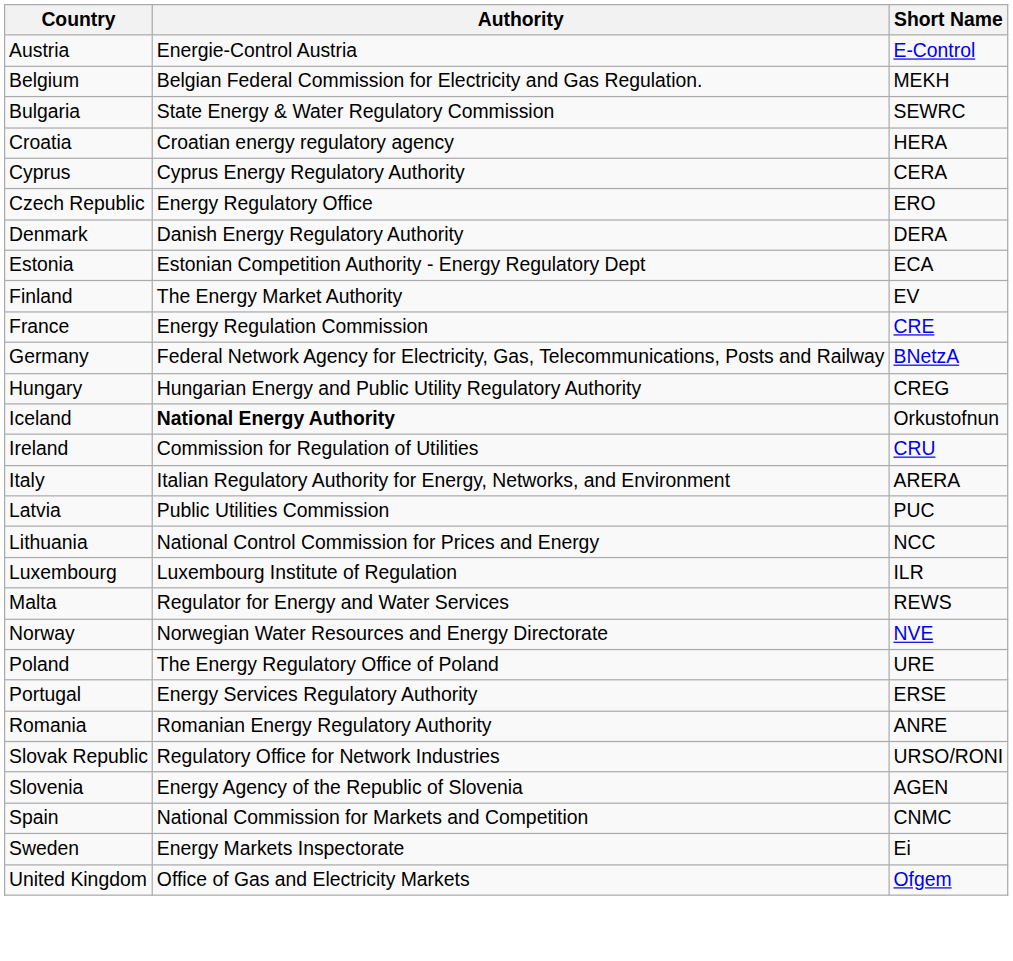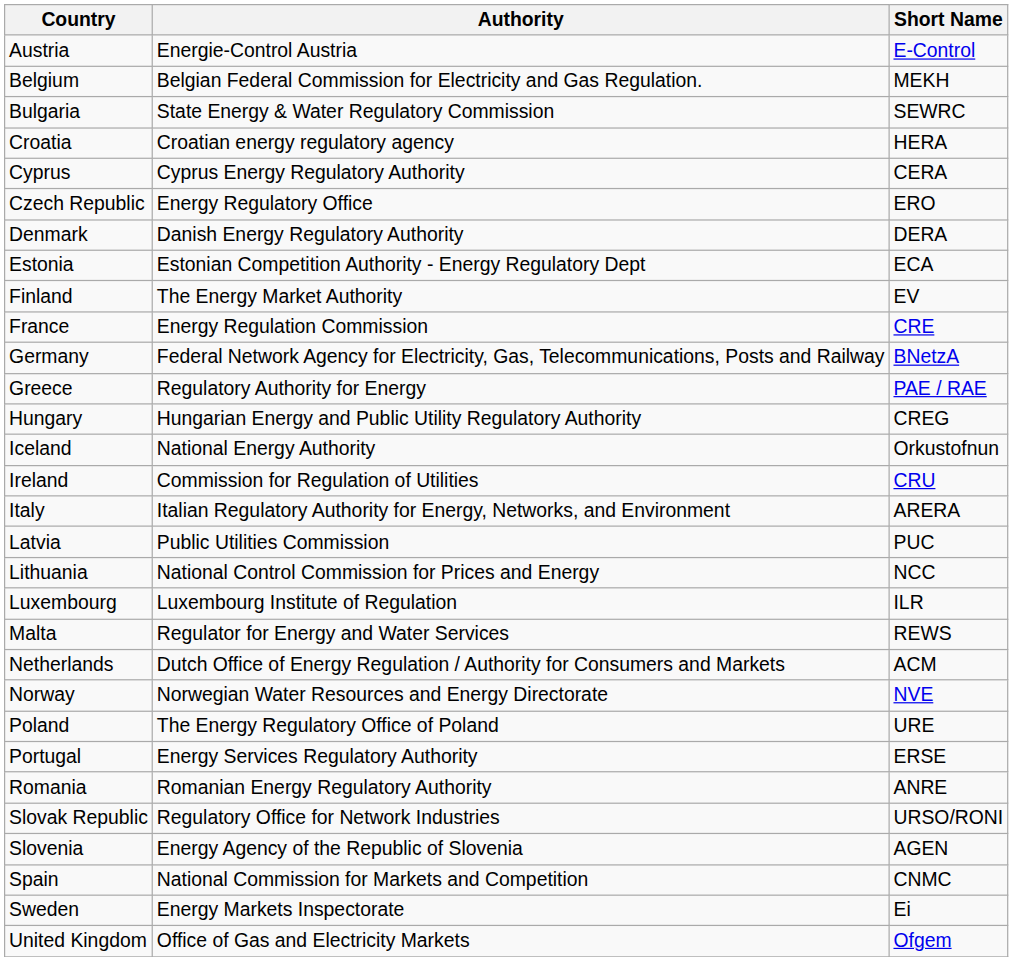+ row: (41, 388)
(276, 419) bold -> (266, 449) normal
+ row: (61, 664)
